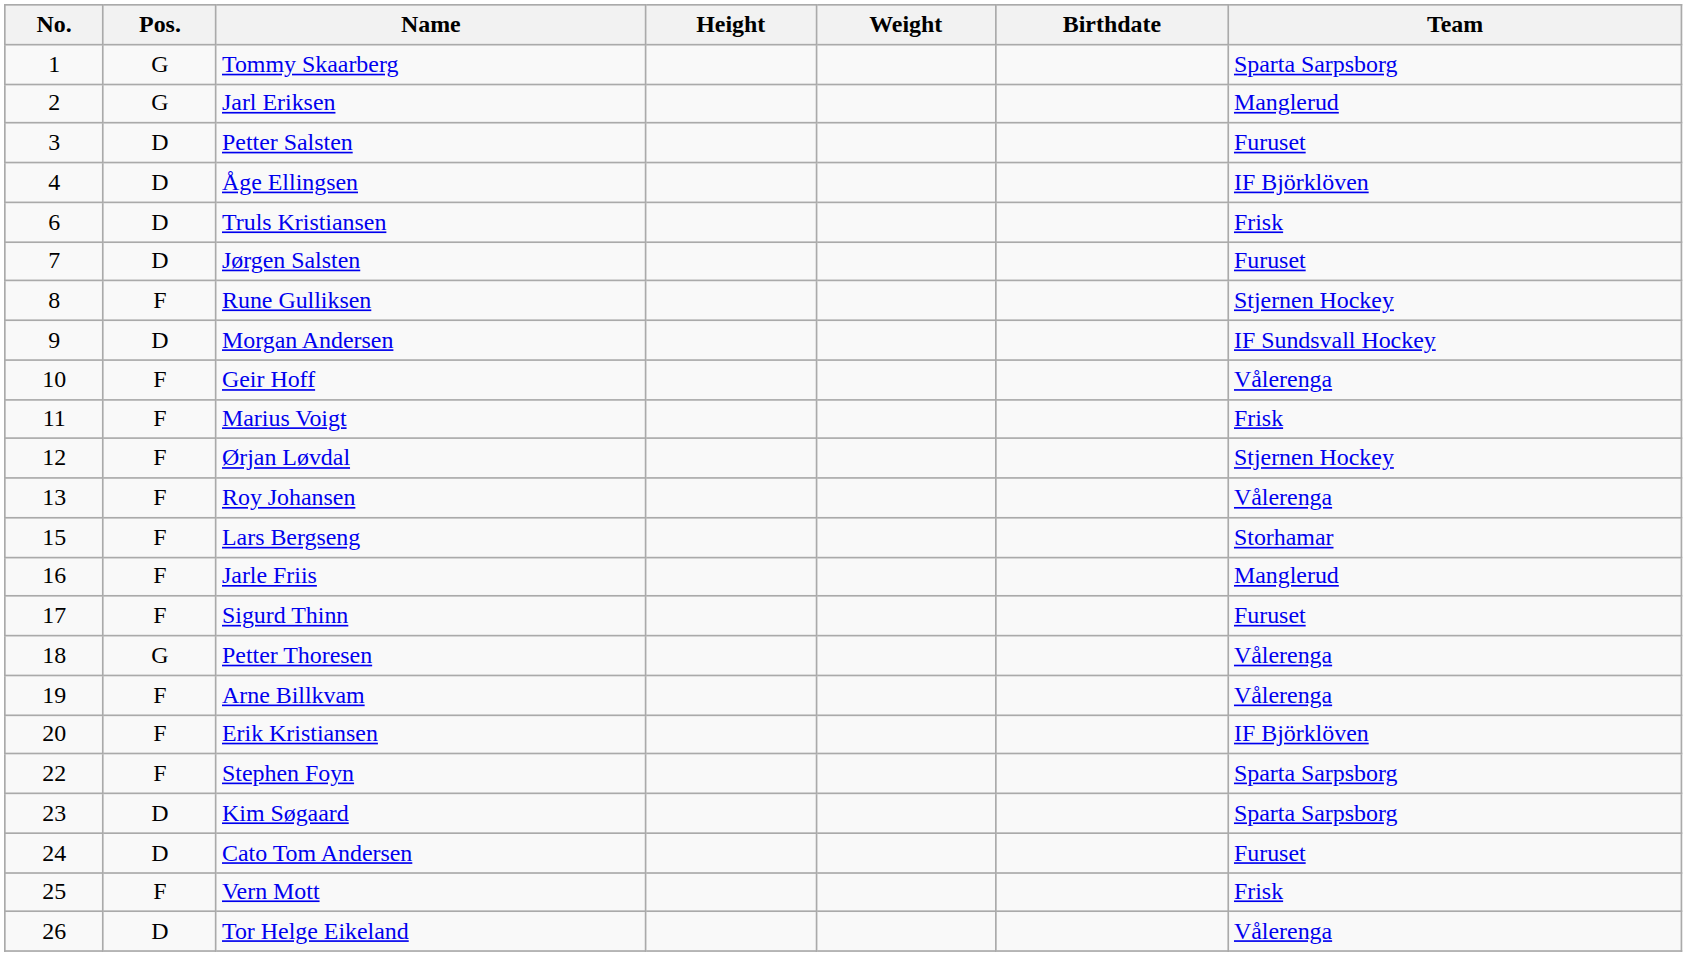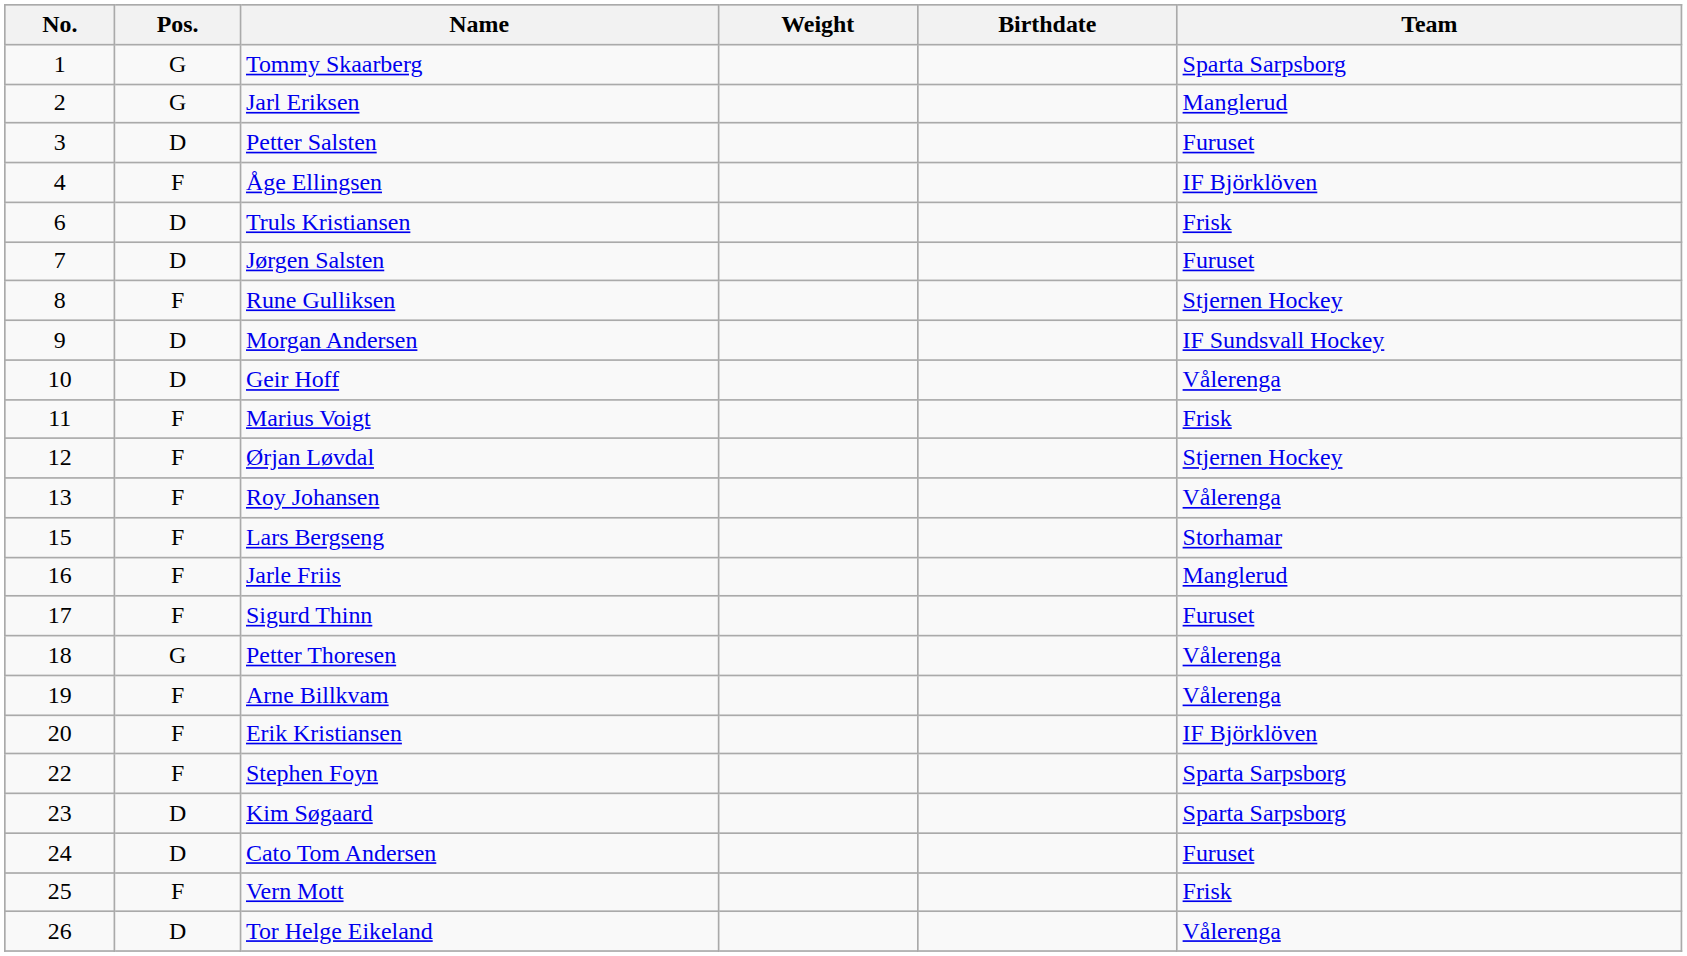- column: (731, 24)
(160, 182) D -> (178, 182) F
(160, 379) F -> (178, 379) D
